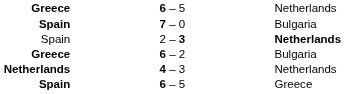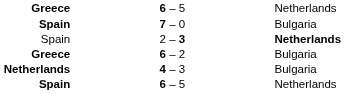(306, 69) Netherlands -> (296, 69) Bulgaria
(293, 84) Greece -> (306, 84) Netherlands
